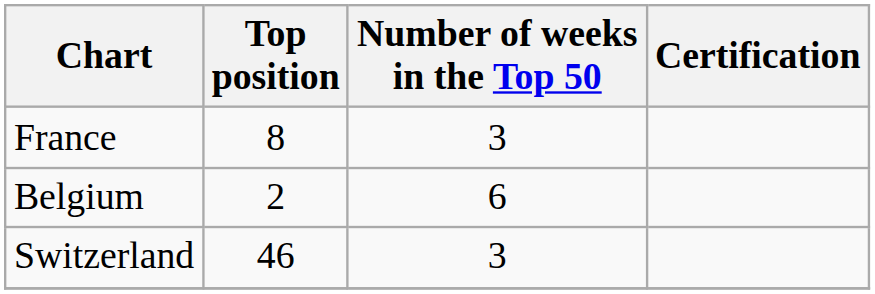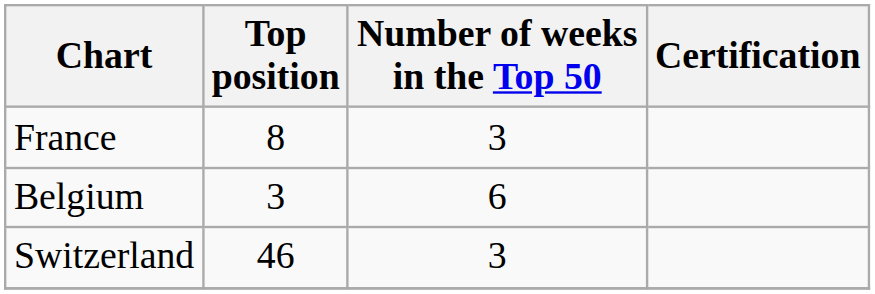(276, 196) 2 -> (276, 196) 3
